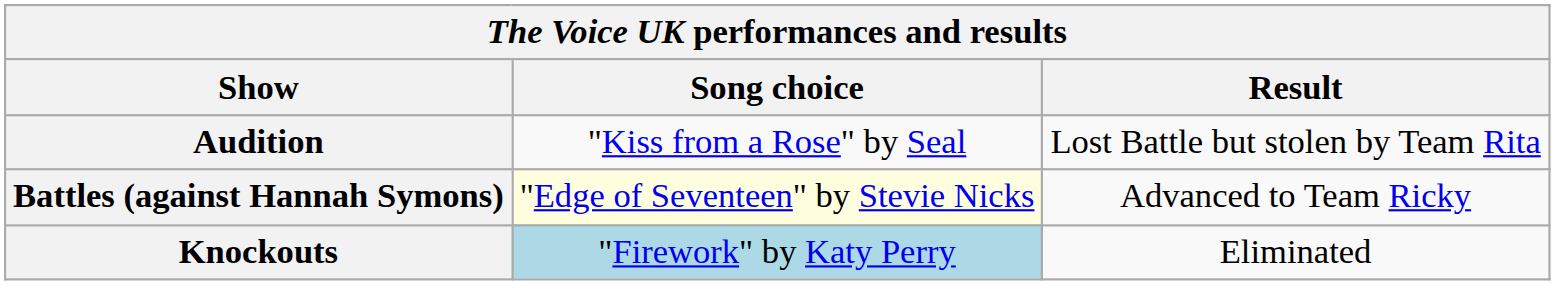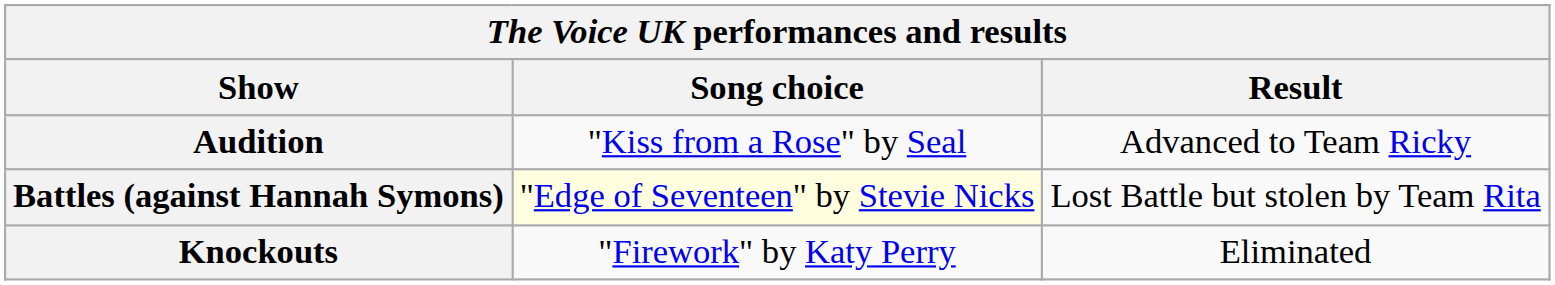(1296, 141) Lost Battle but stolen by Team Rita -> (1296, 141) Advanced to Team Ricky
(1296, 196) Advanced to Team Ricky -> (1296, 196) Lost Battle but stolen by Team Rita
(777, 251) lightblue background -> (777, 251) no background
